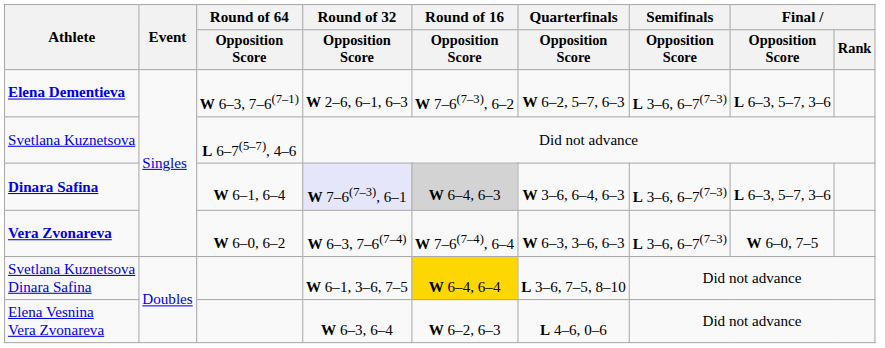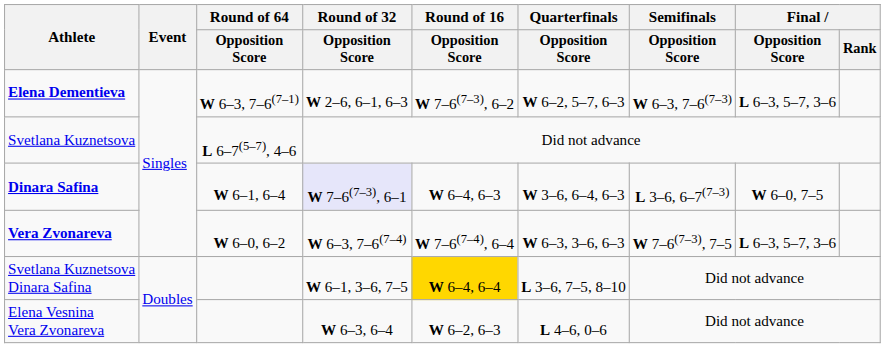(680, 102) L 3–6, 6–7(7–3) -> (682, 102) W 6–3, 7–6(7–3)
(465, 196) lightgrey background -> (465, 196) no background
(782, 196) L 6–3, 5–7, 3–6 -> (787, 196) W 6–0, 7–5
(680, 242) L 3–6, 6–7(7–3) -> (682, 242) W 7–6(7–3), 7–5
(782, 242) W 6–0, 7–5 -> (787, 242) L 6–3, 5–7, 3–6
